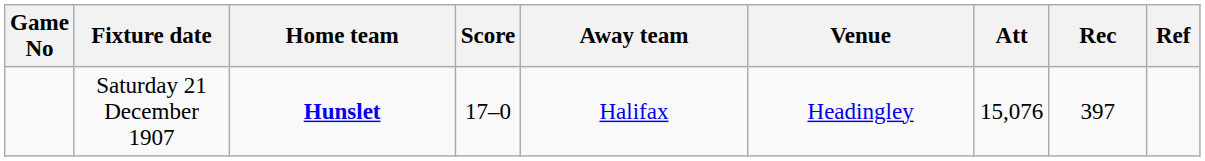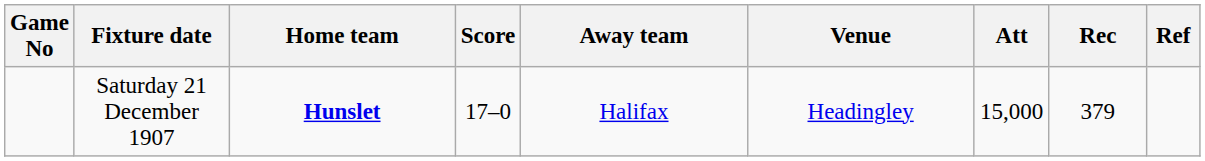(1012, 111) 15,076 -> (1012, 111) 15,000
(1098, 111) 397 -> (1098, 111) 379
